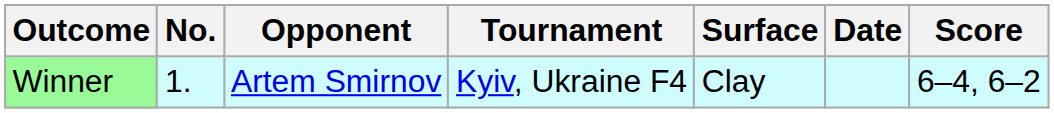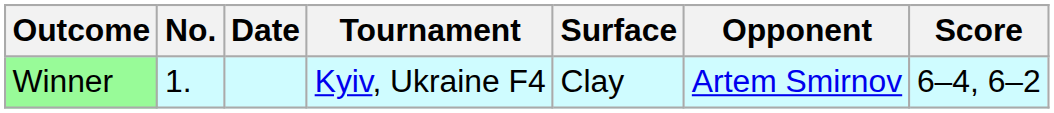columns swapped: (868, 29) <-> (336, 29)
